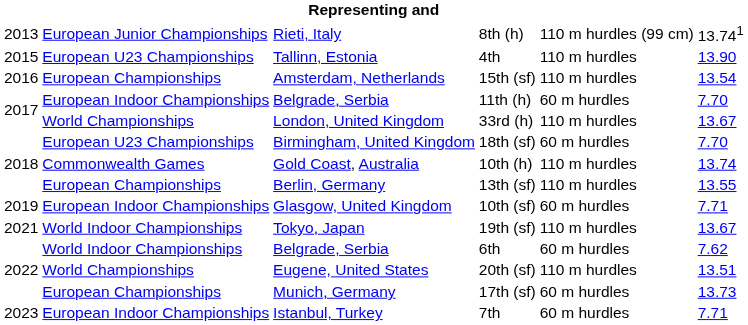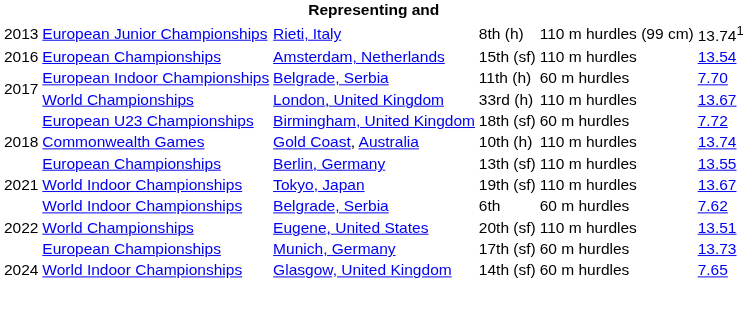- row: (490, 57)
(713, 142) 7.70 -> (713, 121) 7.72
- row: (507, 206)
- row: (490, 313)
+ row: (507, 270)
